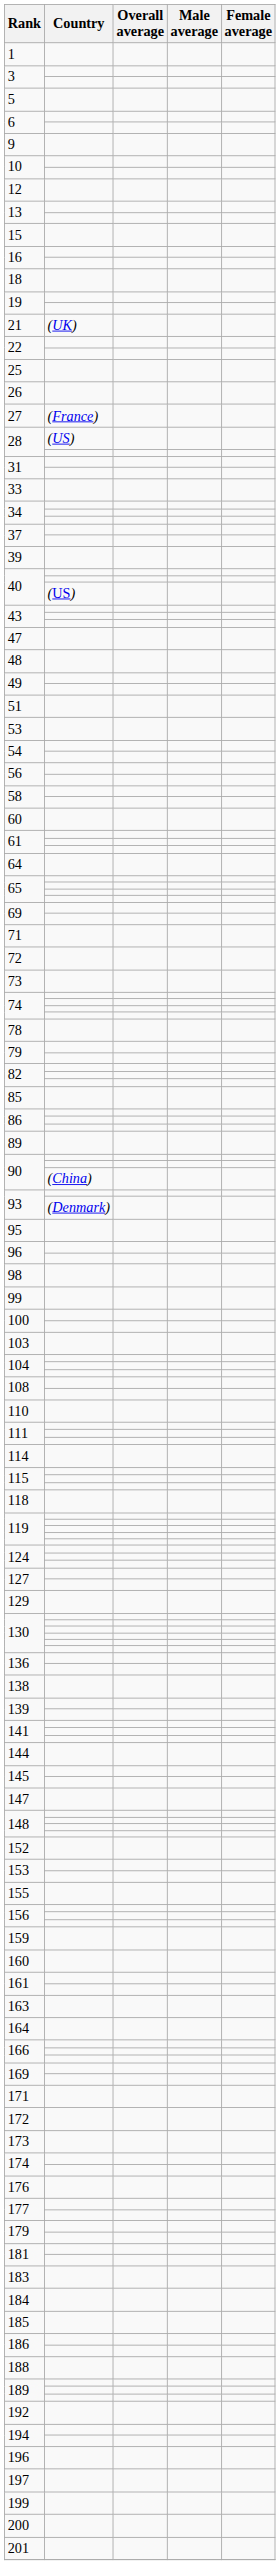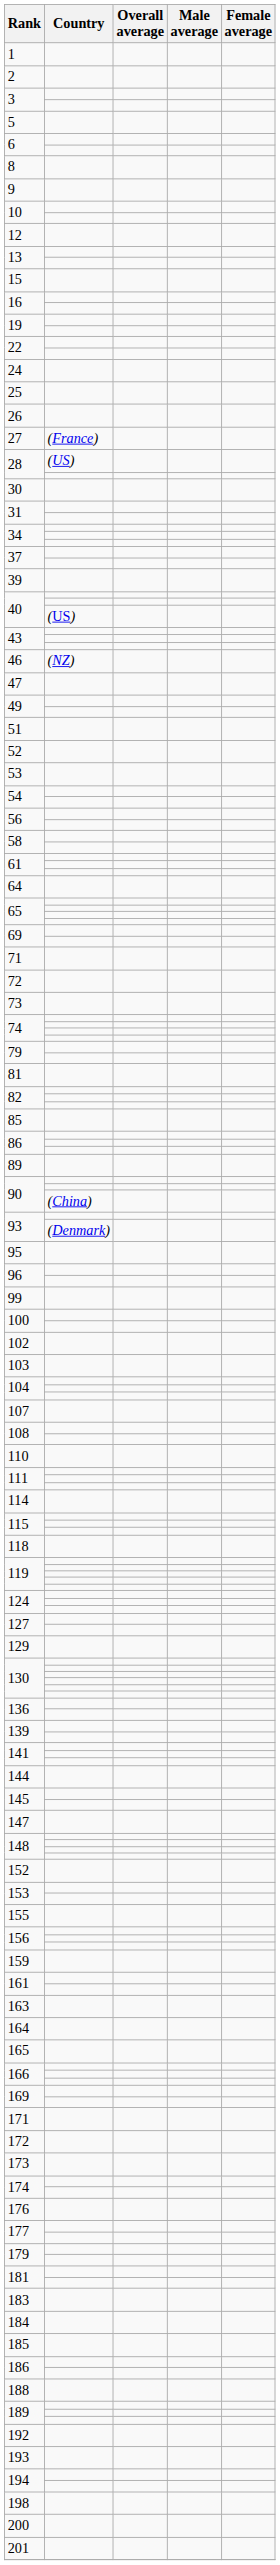+ row: (11, 76)
+ row: (11, 167)
- row: (15, 280)
- row: (15, 325)
+ row: (15, 370)
+ row: (15, 490)
- row: (15, 490)
+ row: (15, 661)
- row: (15, 661)
+ row: (15, 751)
- row: (15, 819)
- row: (15, 1029)
+ row: (15, 1075)
- row: (15, 1275)
+ row: (18, 1343)
+ row: (18, 1410)
- row: (18, 1686)
- row: (18, 1961)
+ row: (18, 2051)
+ row: (18, 2457)
- row: (18, 2457)
- row: (18, 2480)
+ row: (18, 2503)
- row: (18, 2503)
